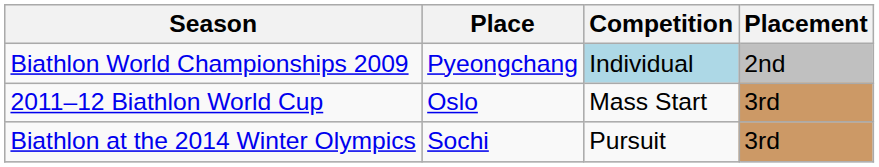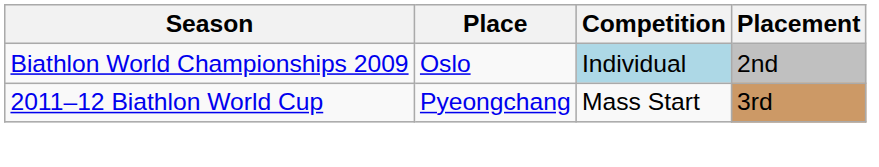(503, 63) Pyeongchang -> (445, 63) Oslo
(453, 102) Oslo -> (495, 102) Pyeongchang
- row: (213, 141)
